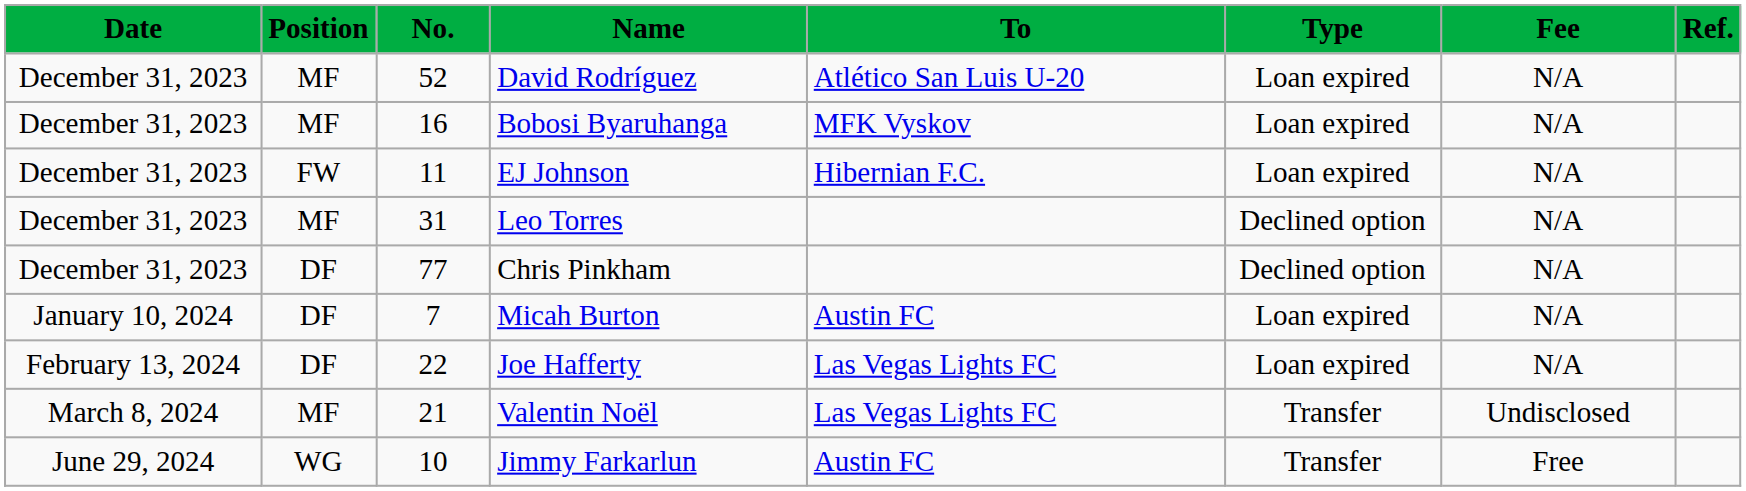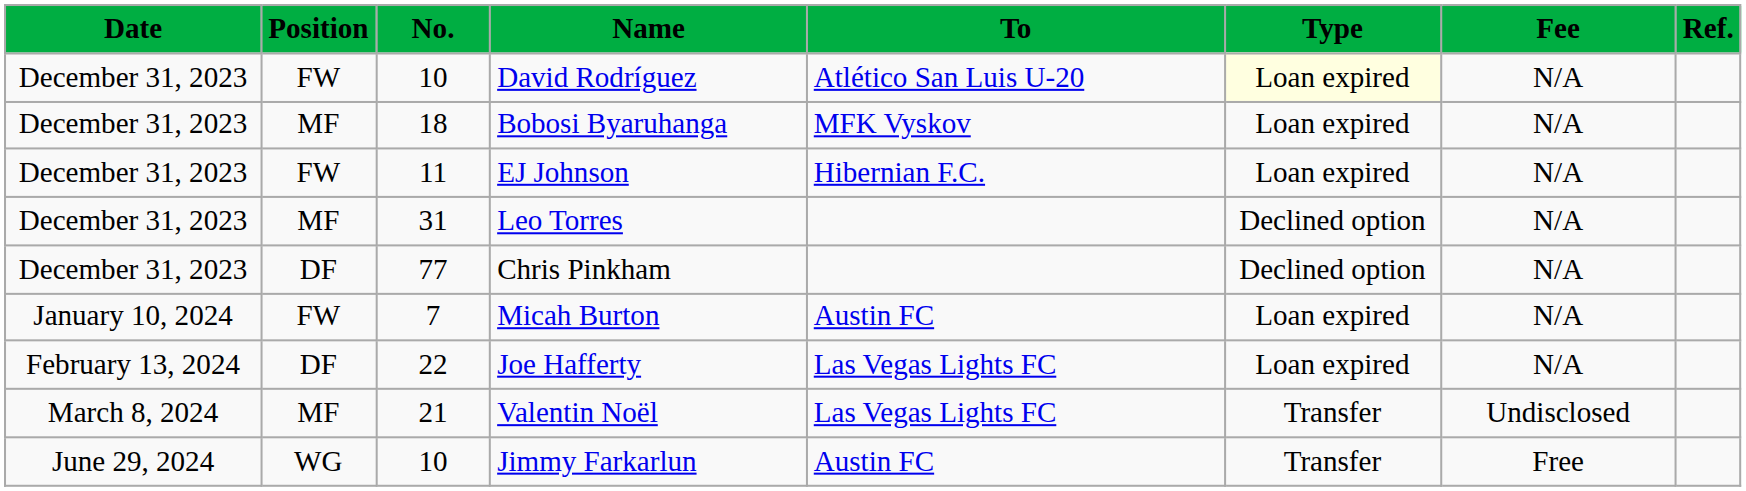(318, 76) MF -> (318, 76) FW
(433, 76) 52 -> (433, 76) 10
(1332, 76) no background -> (1332, 76) lightyellow background
(433, 124) 16 -> (433, 124) 18
(318, 316) DF -> (318, 316) FW
